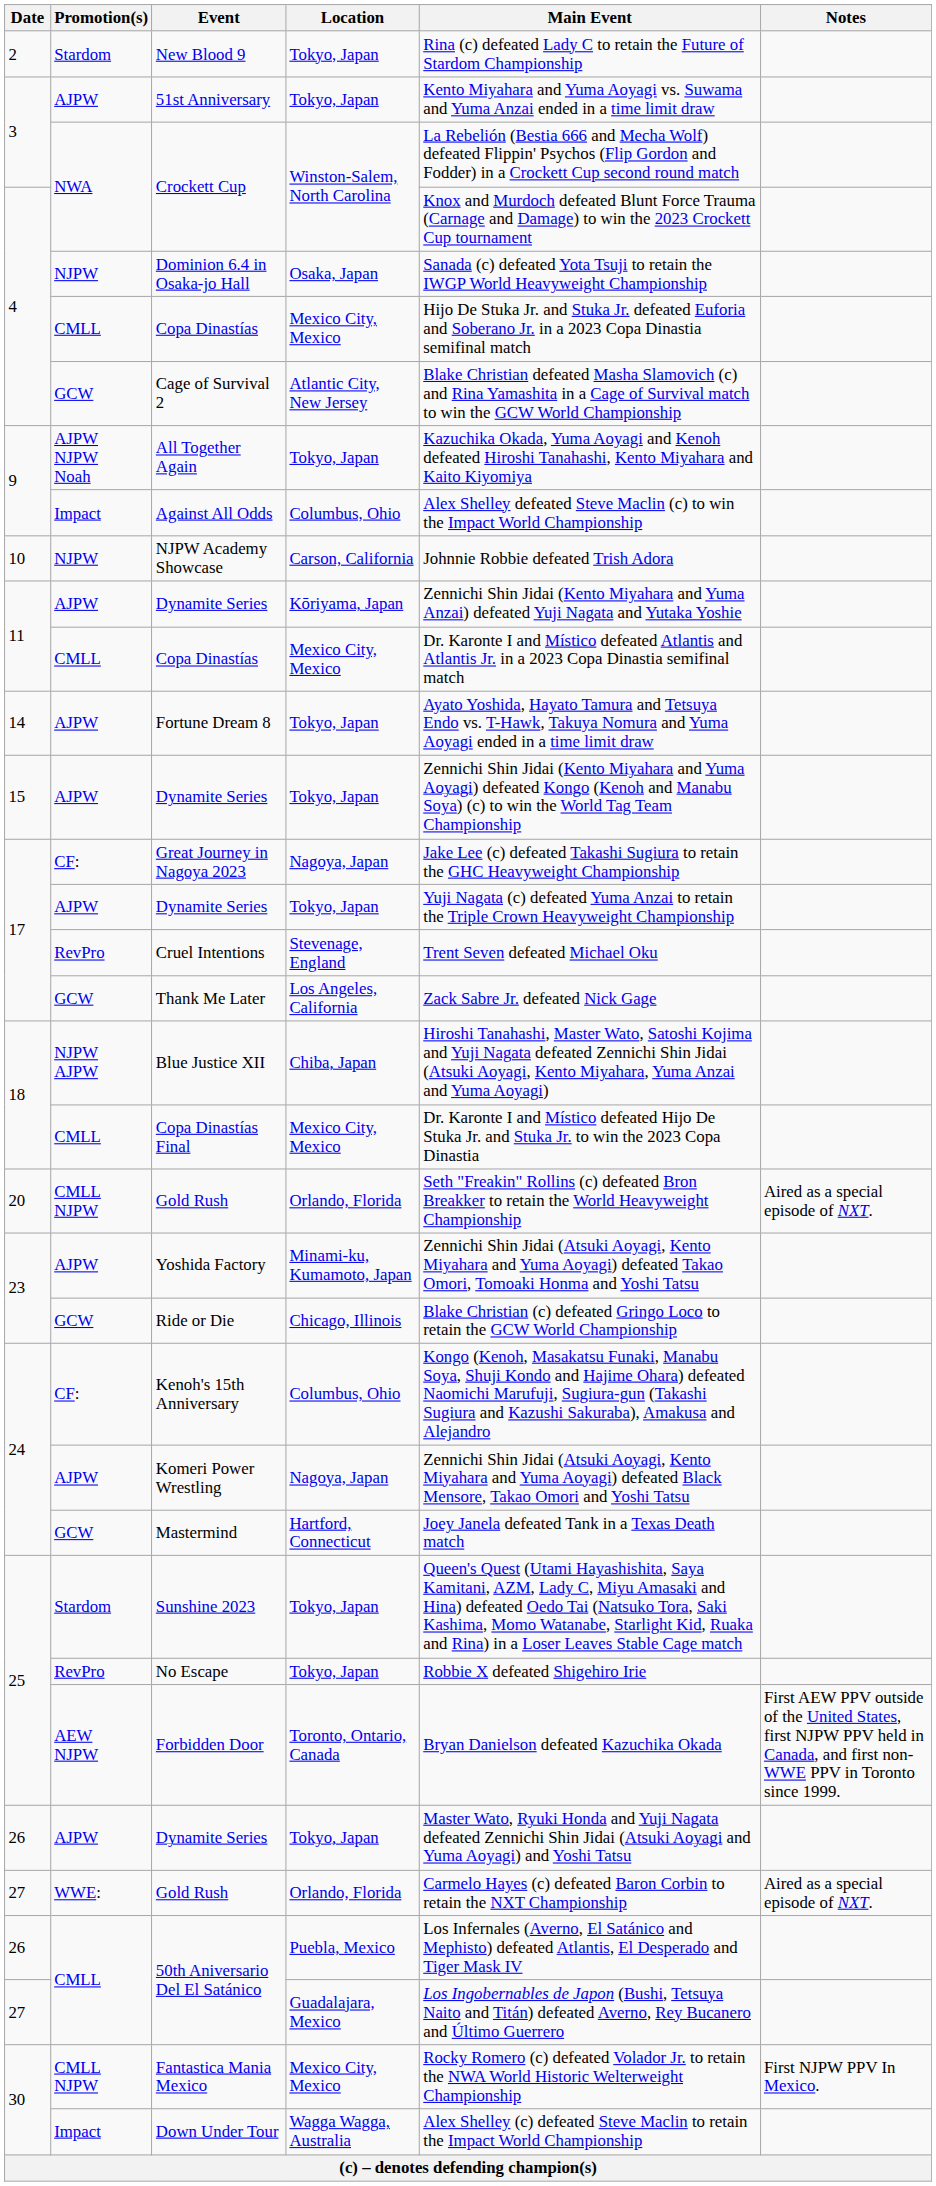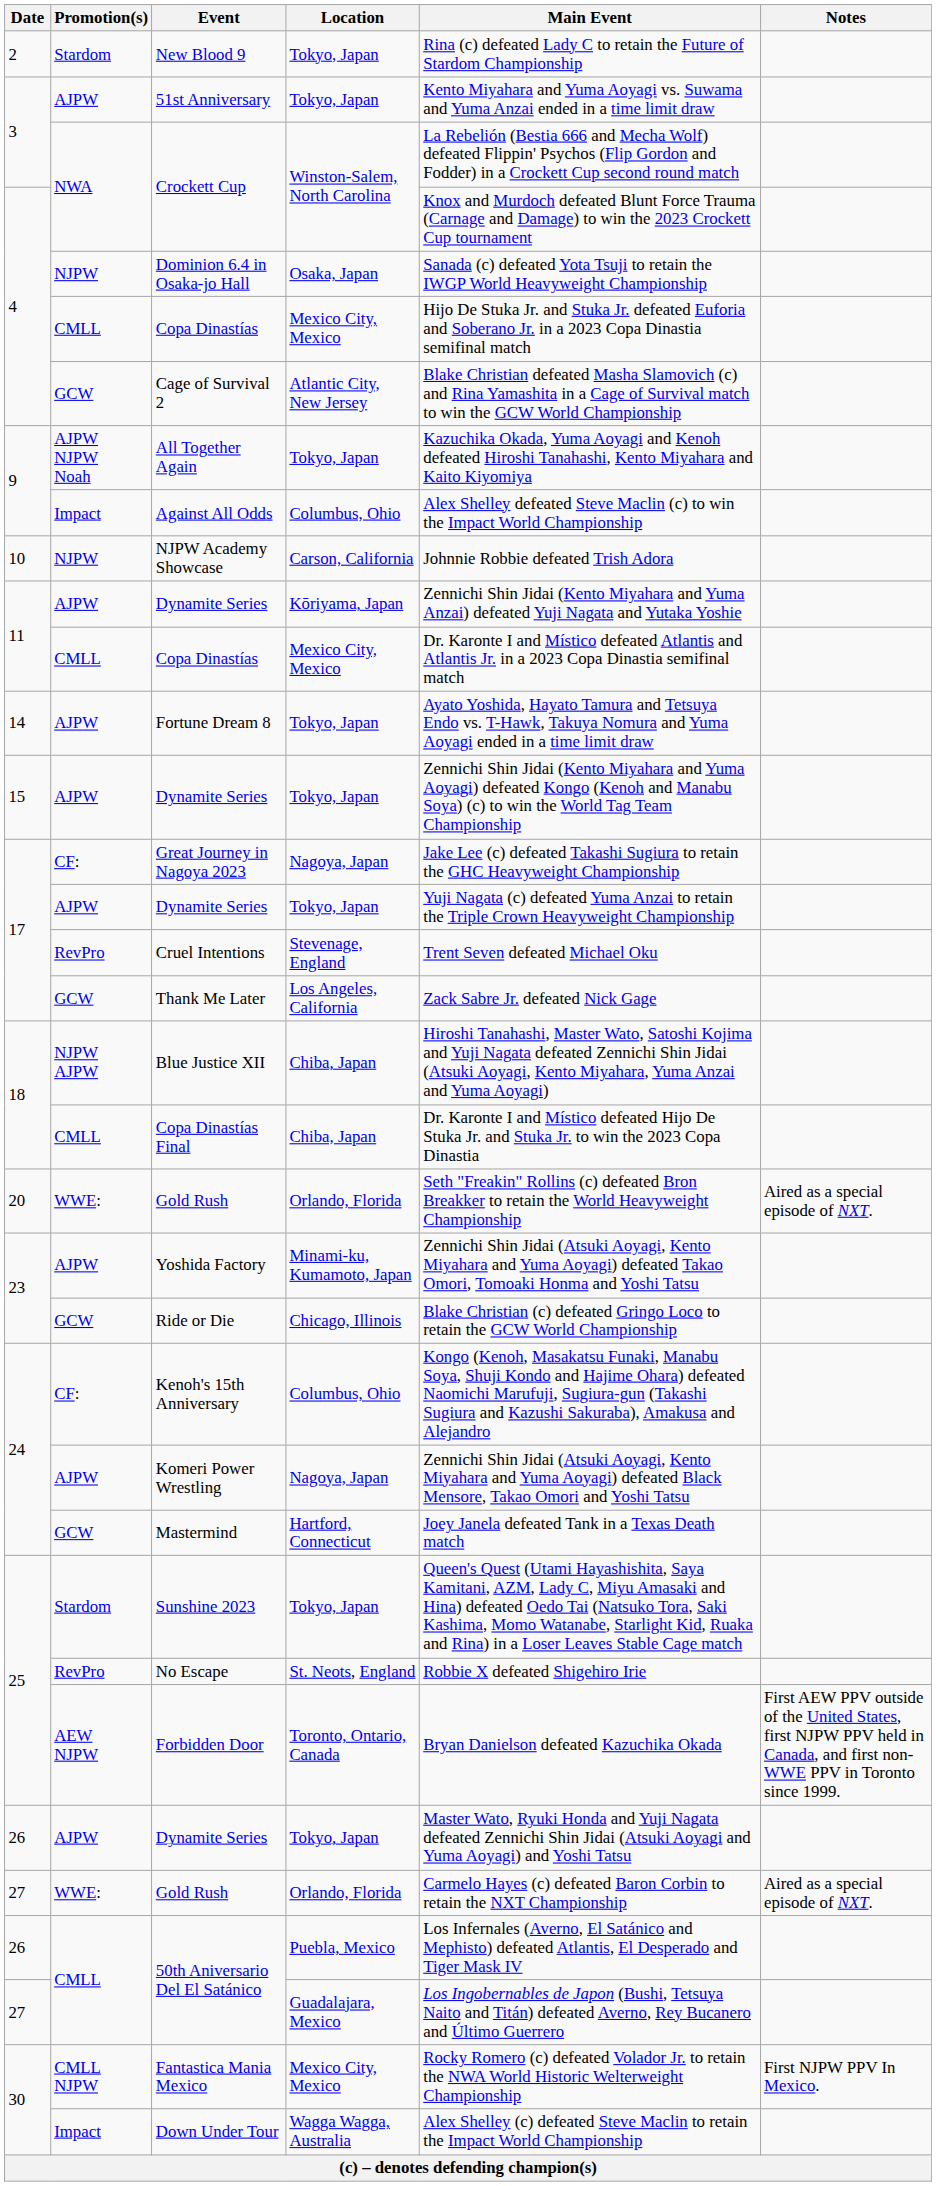(333, 1136) Mexico City, Mexico -> (333, 1136) Chiba, Japan
(78, 1201) CMLL NJPW -> (77, 1201) WWE:
(334, 1671) Tokyo, Japan -> (352, 1671) St. Neots, England
